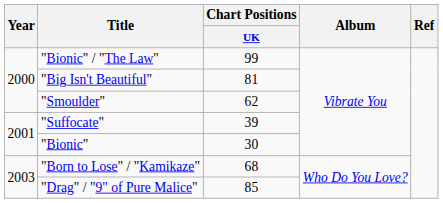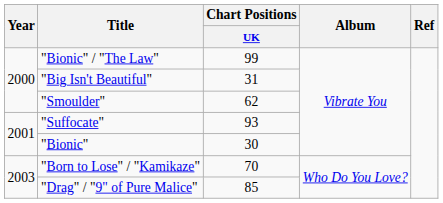(251, 79) 81 -> (251, 79) 31
(251, 123) 39 -> (251, 123) 93
(251, 166) 68 -> (251, 166) 70
